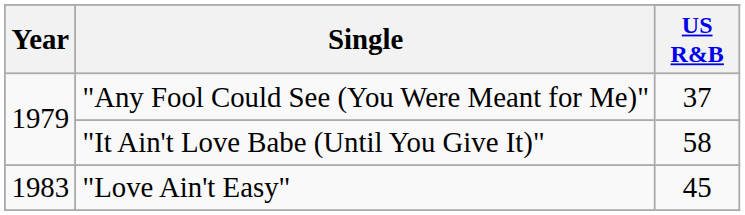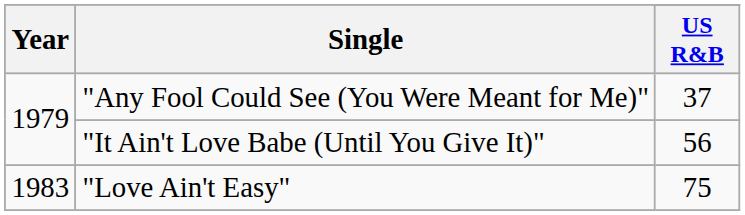(697, 141) 58 -> (697, 141) 56
(697, 187) 45 -> (697, 187) 75
